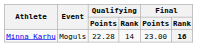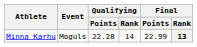(156, 35) 23.00 -> (156, 35) 22.99
(182, 35) 16 -> (182, 35) 13
